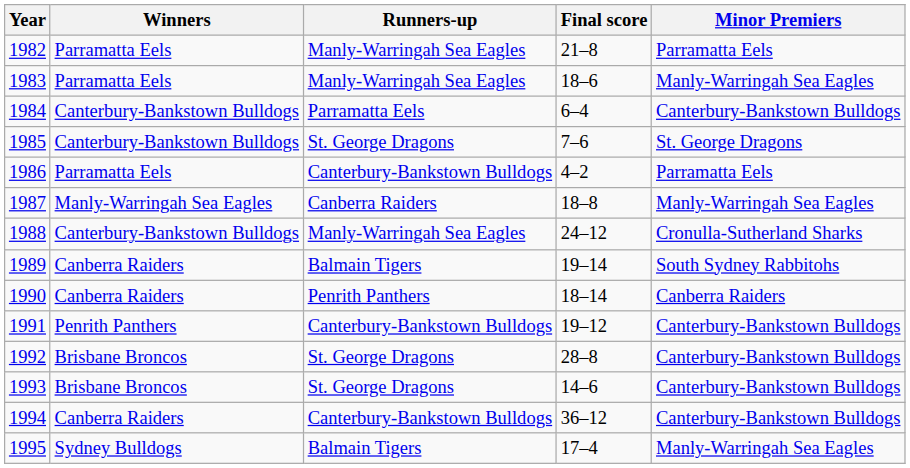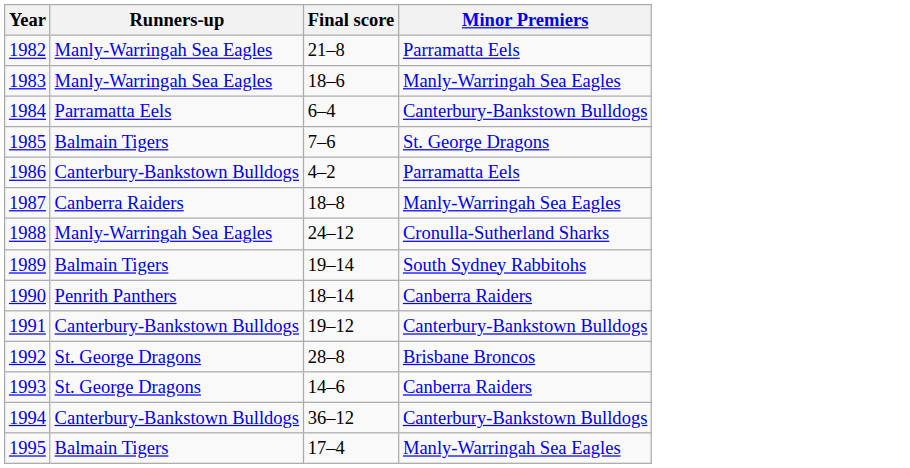- column: (177, 19)
(381, 142) St. George Dragons -> (111, 142) Balmain Tigers
(778, 356) Canterbury-Bankstown Bulldogs -> (469, 356) Brisbane Broncos
(778, 386) Canterbury-Bankstown Bulldogs -> (467, 386) Canberra Raiders
